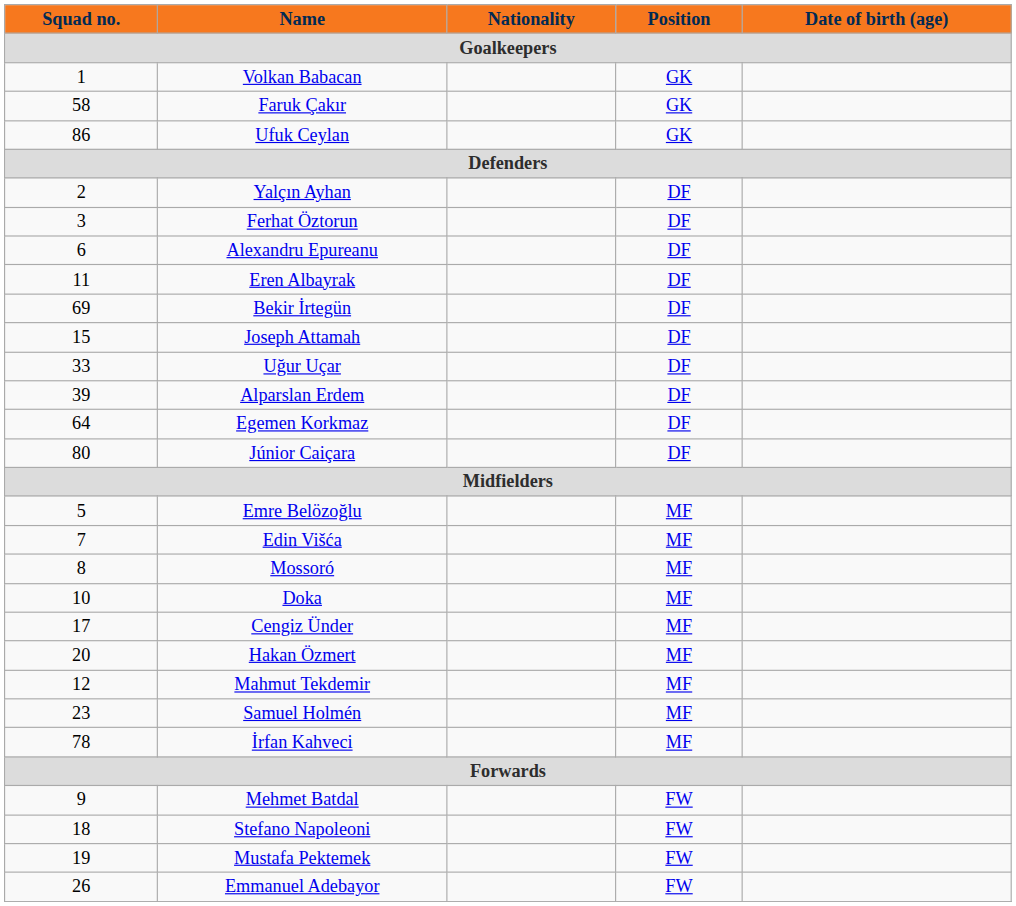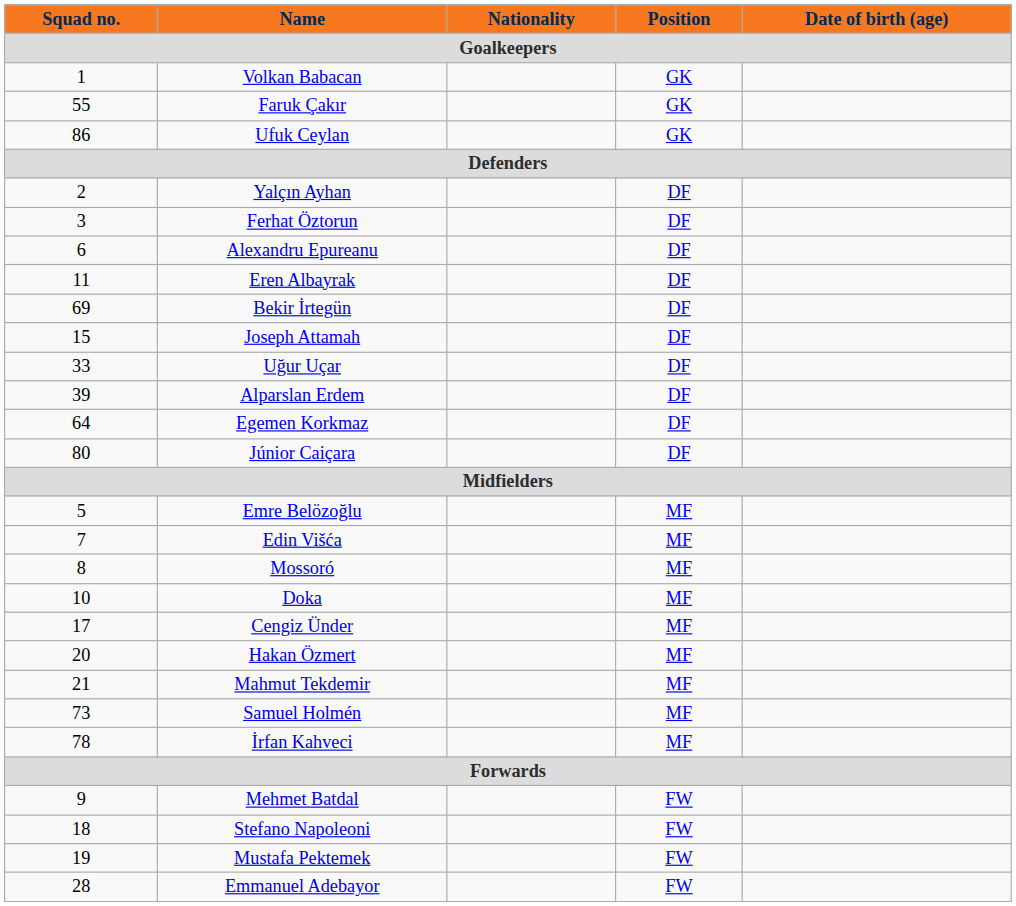(81, 105) 58 -> (81, 105) 55
(81, 684) 12 -> (81, 684) 21
(81, 713) 23 -> (81, 713) 73
(81, 886) 26 -> (81, 886) 28
